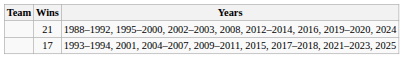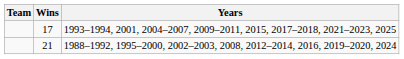rows swapped: (47, 29) <-> (47, 45)
